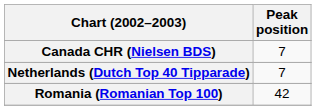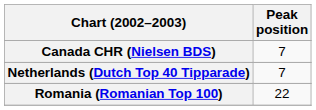(282, 94) 42 -> (282, 94) 22
